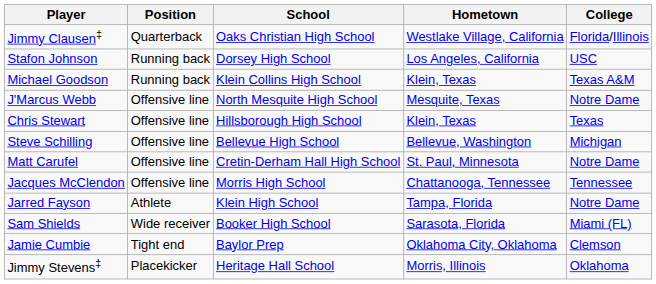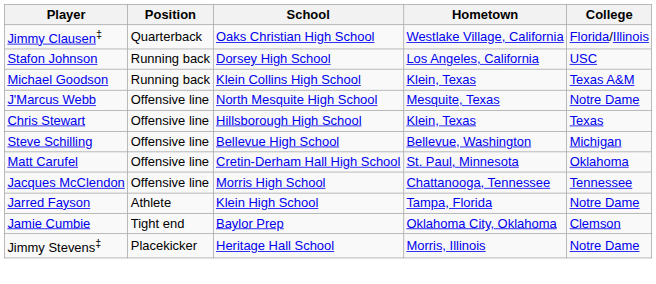(605, 162) Notre Dame -> (599, 162) Oklahoma
- row: (44, 223)
(599, 266) Oklahoma -> (605, 246) Notre Dame
